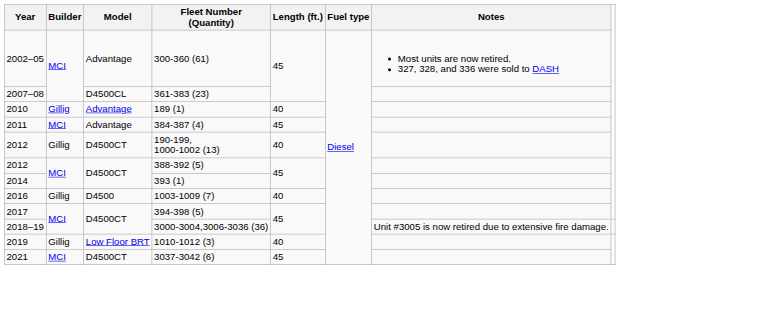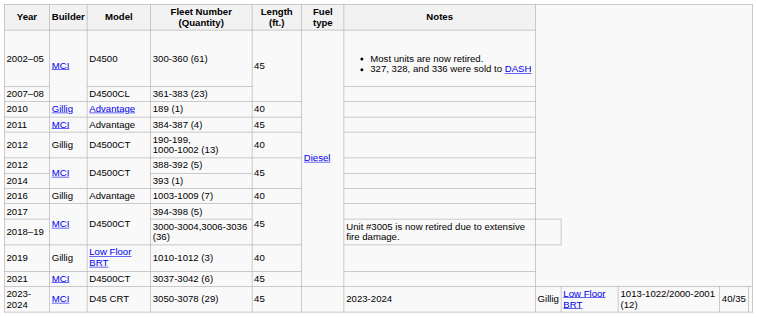(109, 58) Advantage -> (103, 58) D4500
(100, 196) D4500 -> (112, 196) Advantage
+ row: (186, 299)
